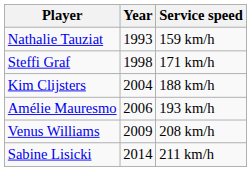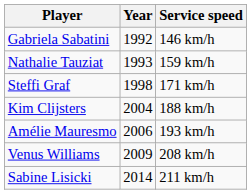+ row: (59, 39)
